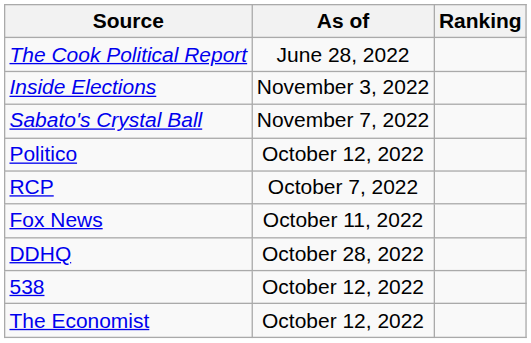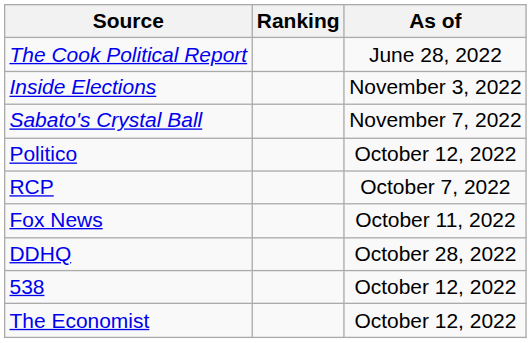columns swapped: (480, 21) <-> (343, 21)
